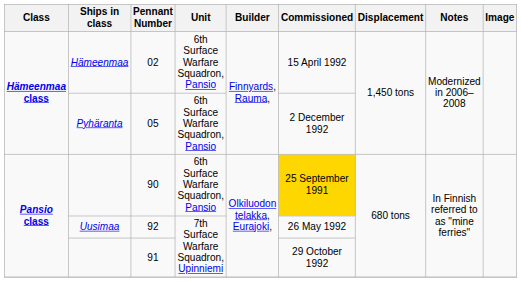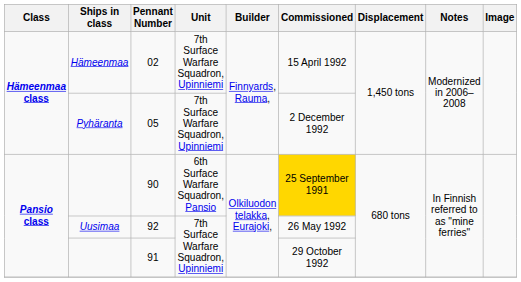(201, 62) 6th Surface Warfare Squadron, Pansio -> (201, 62) 7th Surface Warfare Squadron, Upinniemi
(201, 123) 6th Surface Warfare Squadron, Pansio -> (201, 123) 7th Surface Warfare Squadron, Upinniemi
